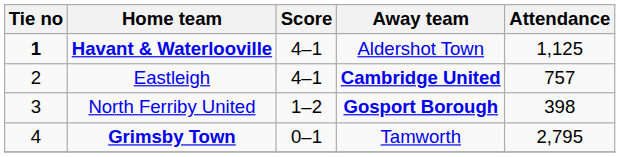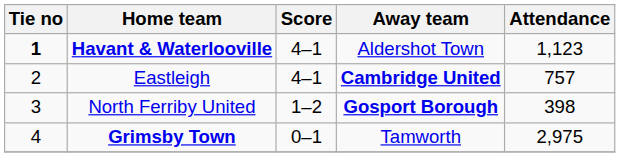(560, 48) 1,125 -> (560, 48) 1,123
(560, 136) 2,795 -> (560, 136) 2,975
